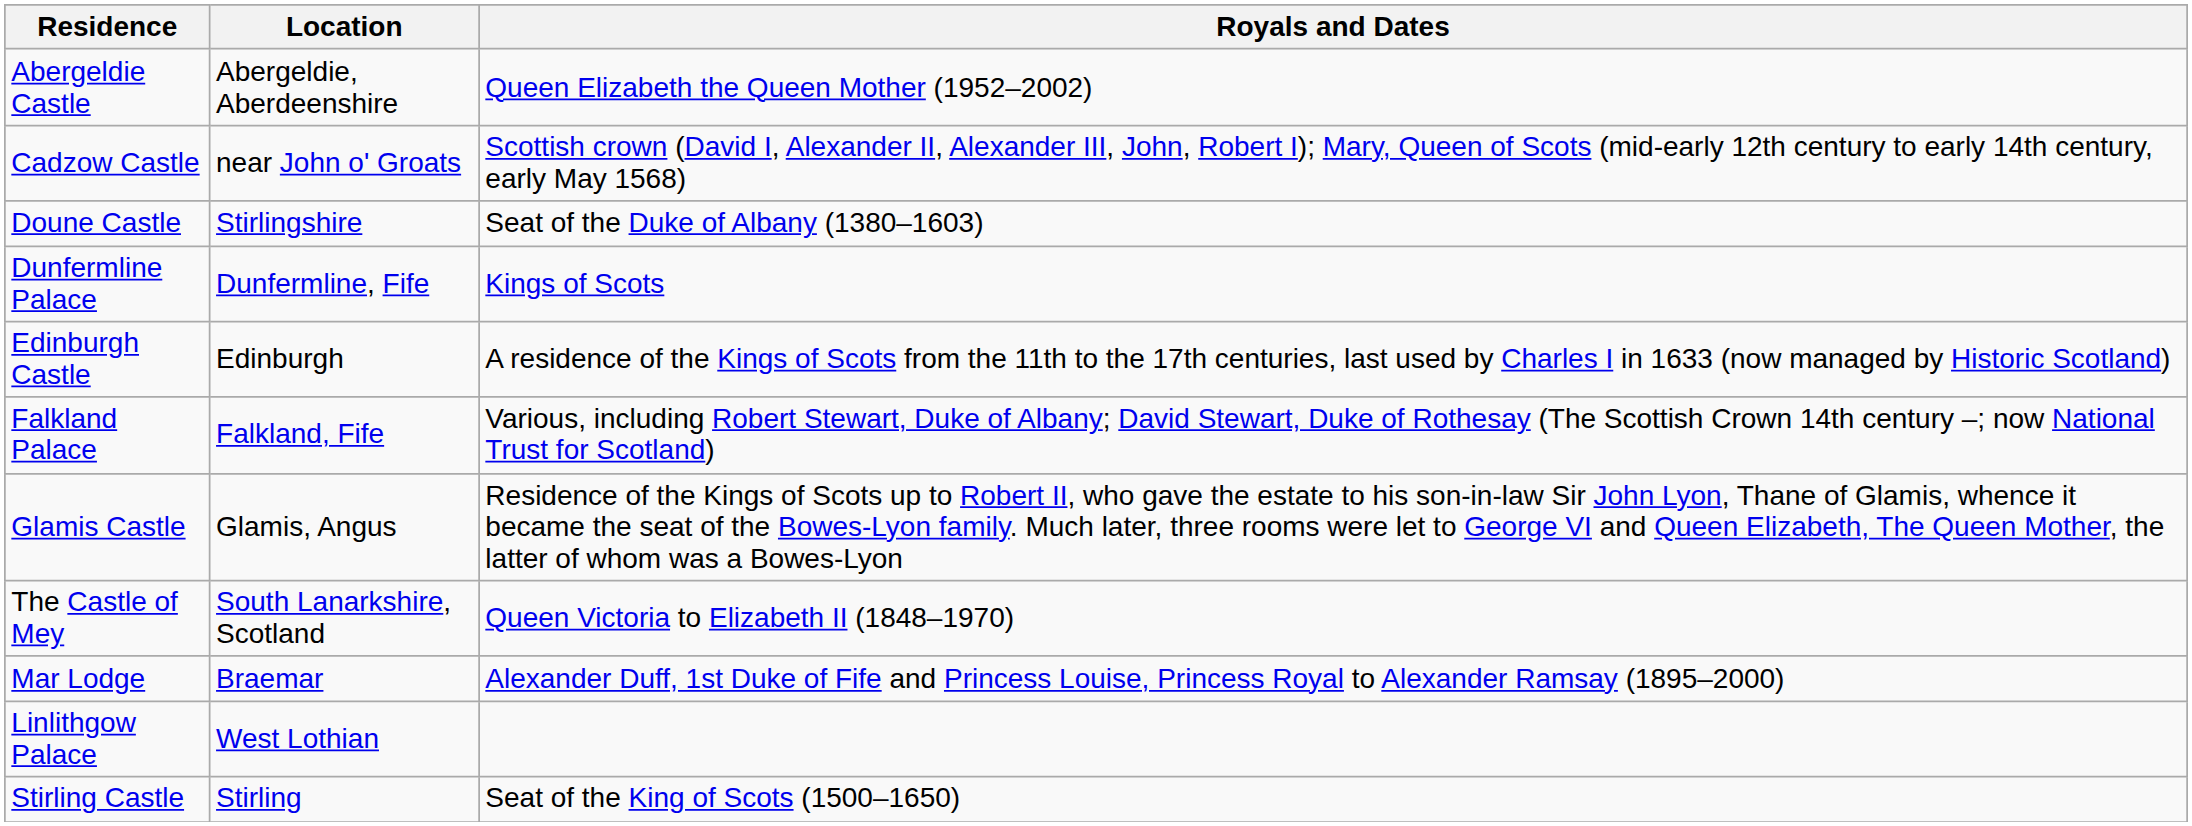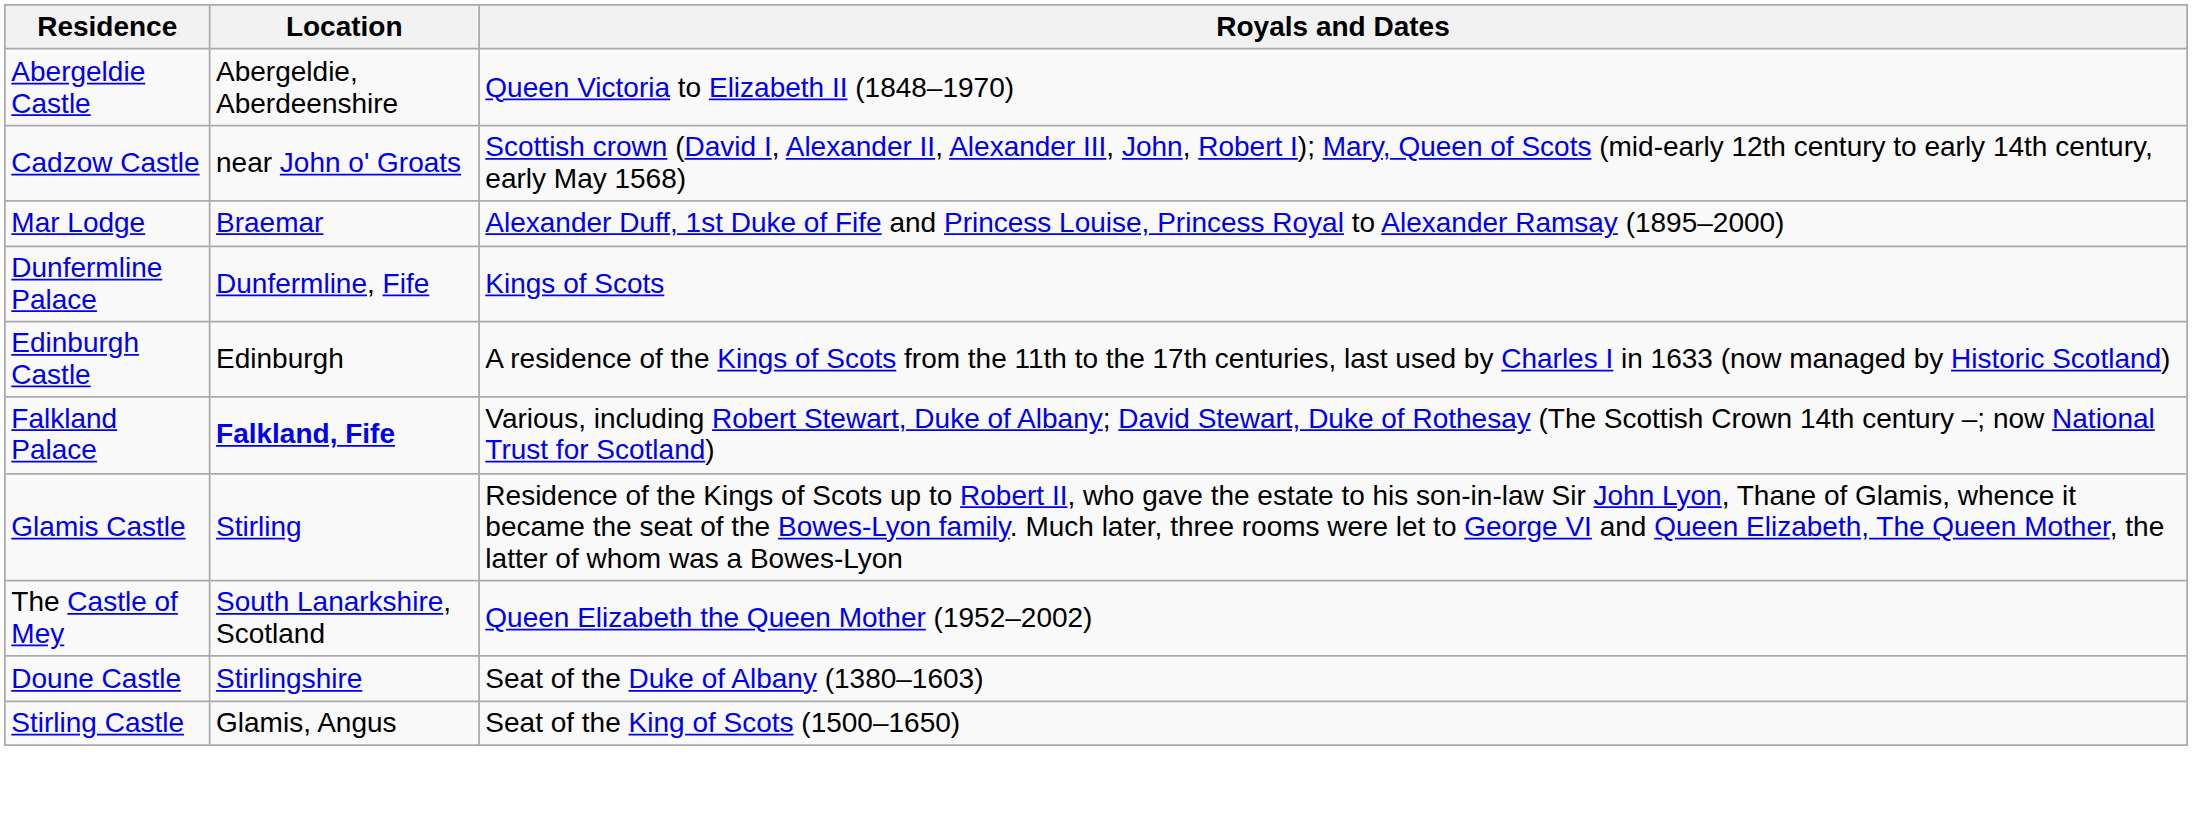(789, 86) Queen Elizabeth the Queen Mother (1952–2002) -> (750, 86) Queen Victoria to Elizabeth II (1848–1970)
rows swapped: (96, 222) <-> (78, 678)
(300, 434) normal -> (306, 434) bold
(306, 526) Glamis, Angus -> (259, 526) Stirling
(750, 618) Queen Victoria to Elizabeth II (1848–1970) -> (789, 618) Queen Elizabeth the Queen Mother (1952–2002)
- row: (74, 738)
(259, 798) Stirling -> (306, 722) Glamis, Angus
